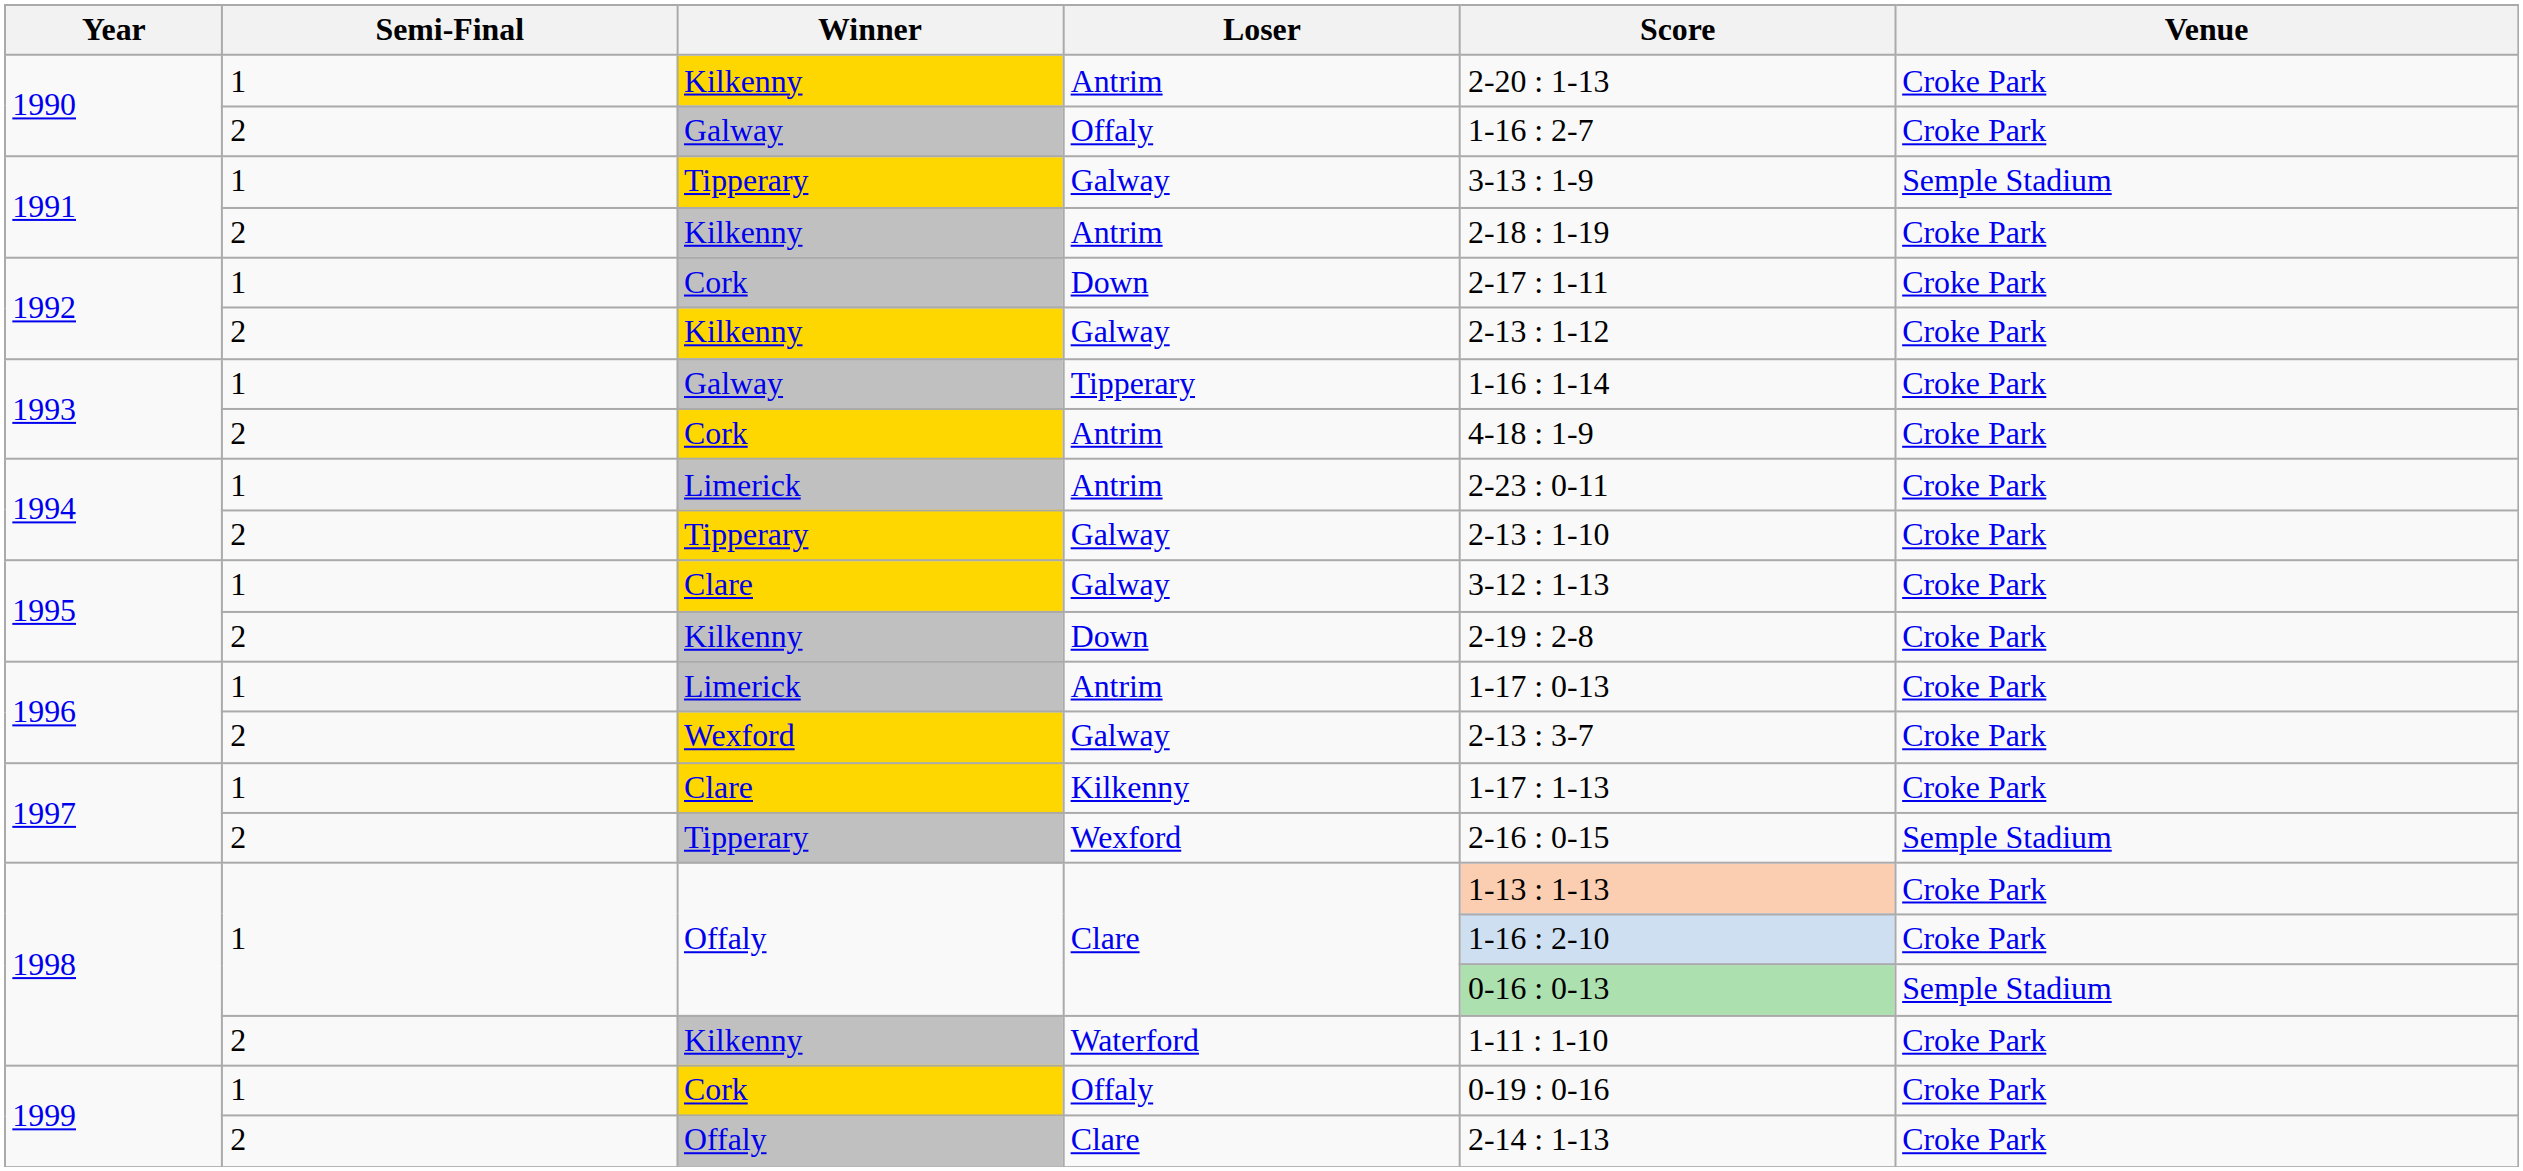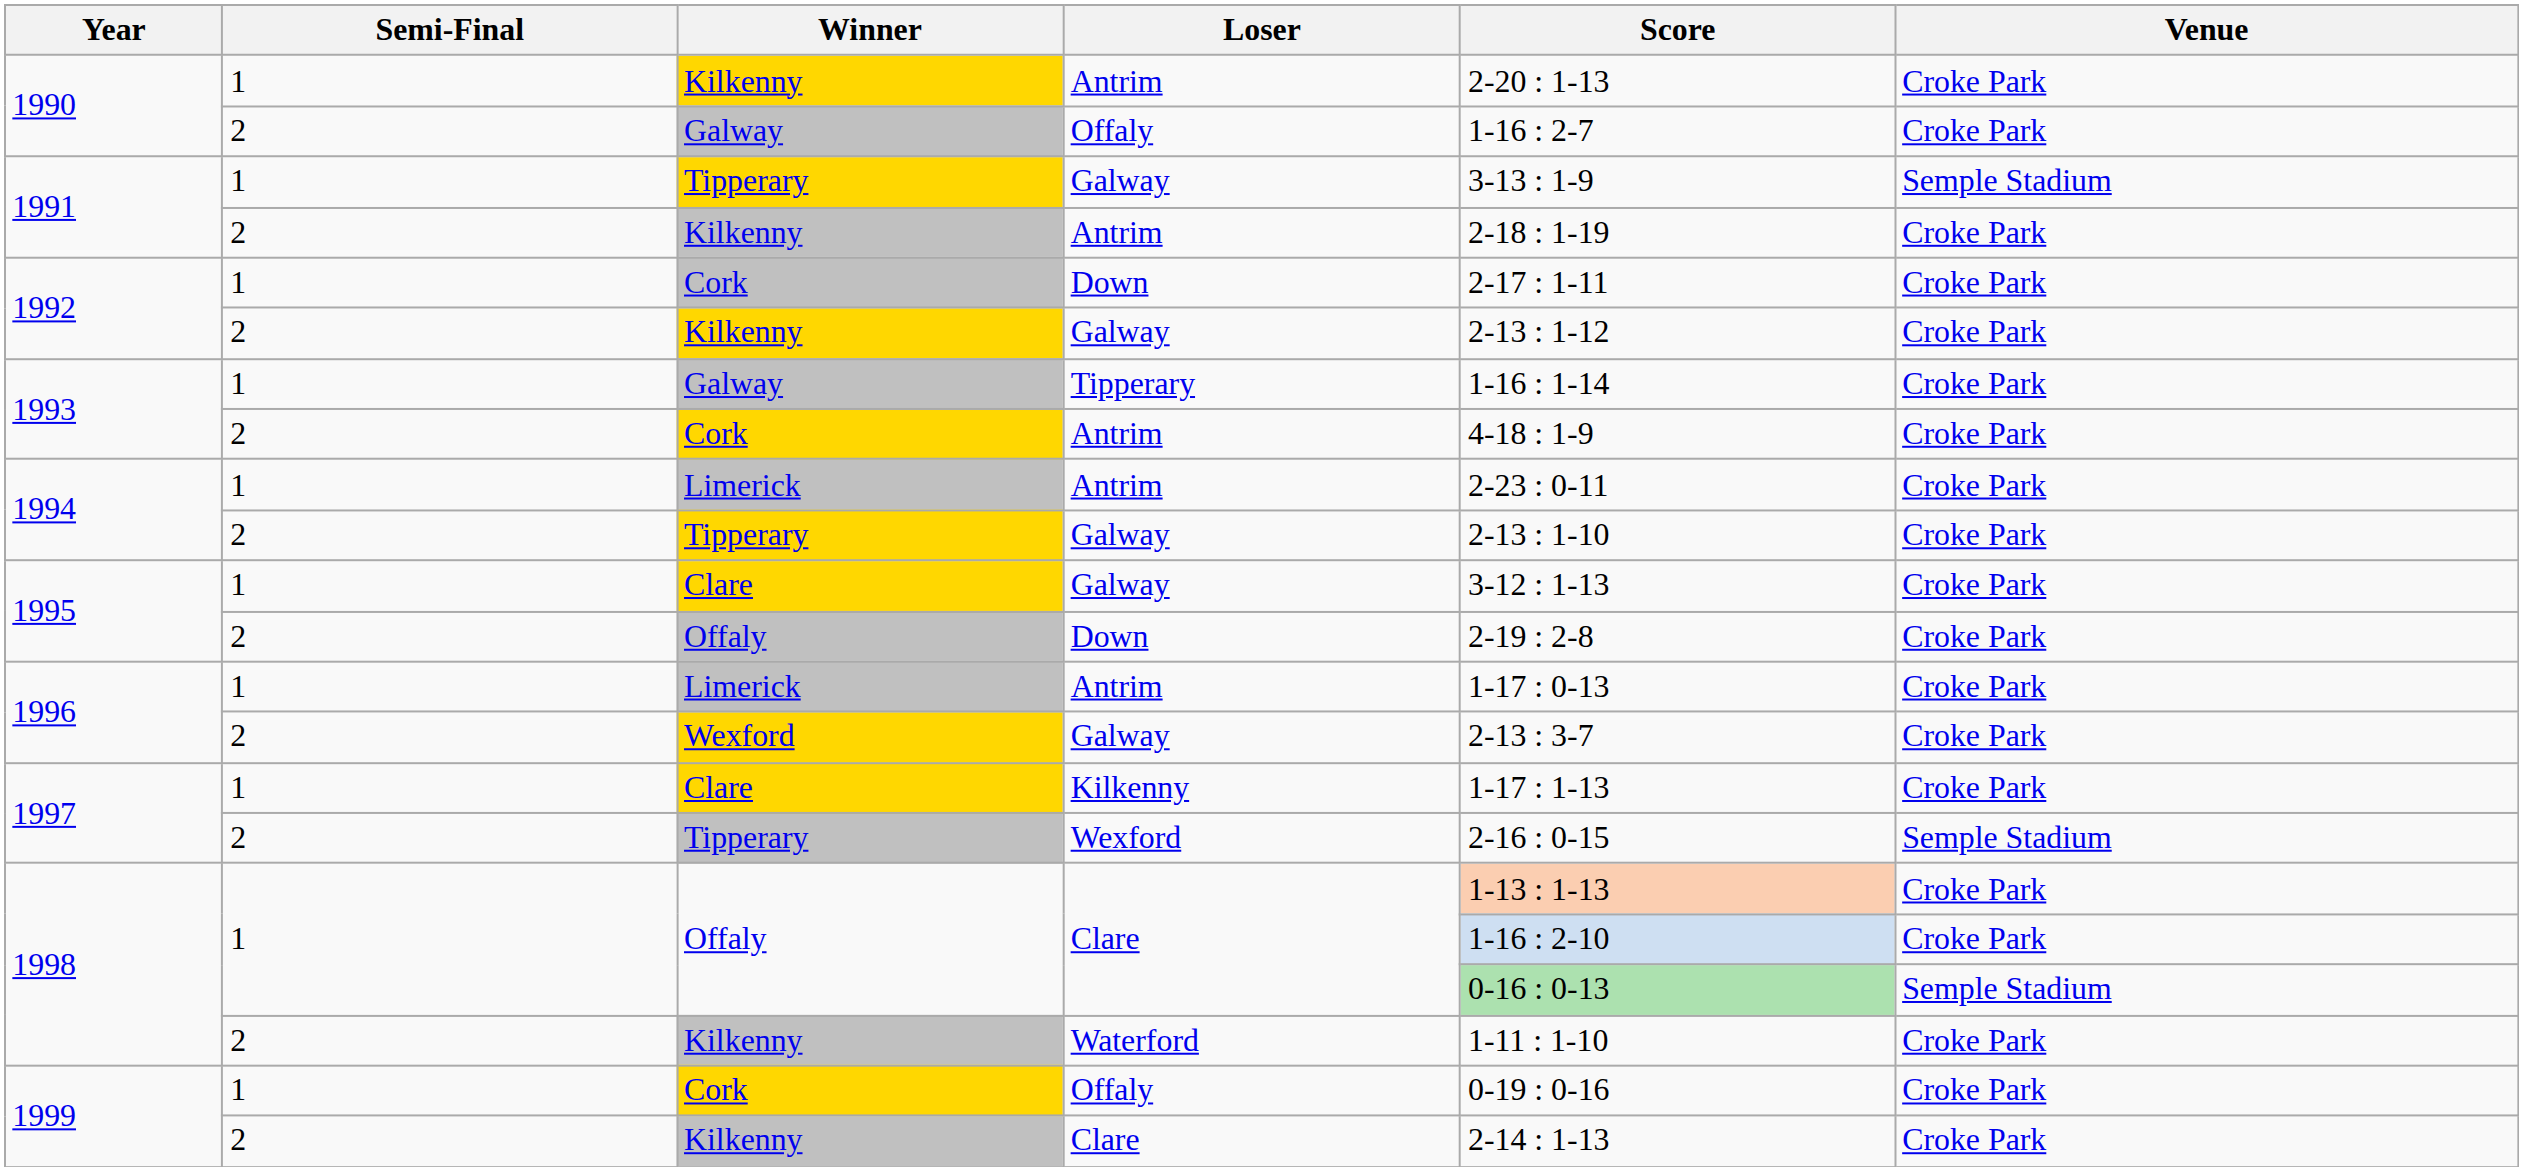(743, 635) Kilkenny -> (725, 635) Offaly
(725, 1140) Offaly -> (743, 1140) Kilkenny
